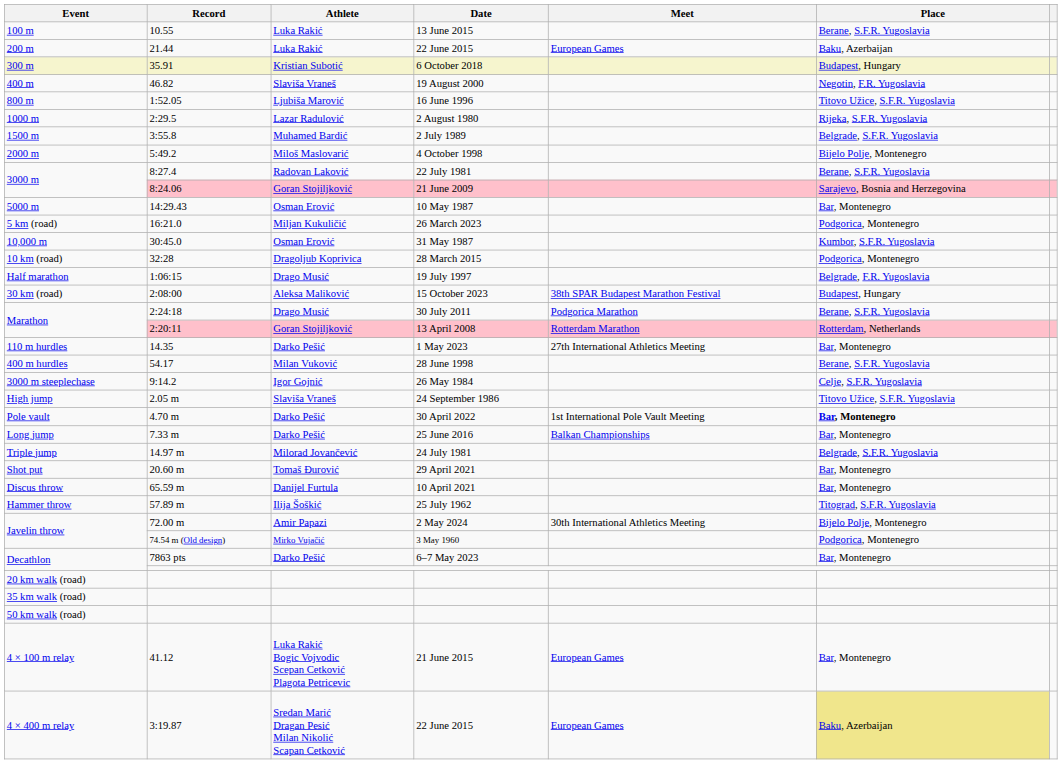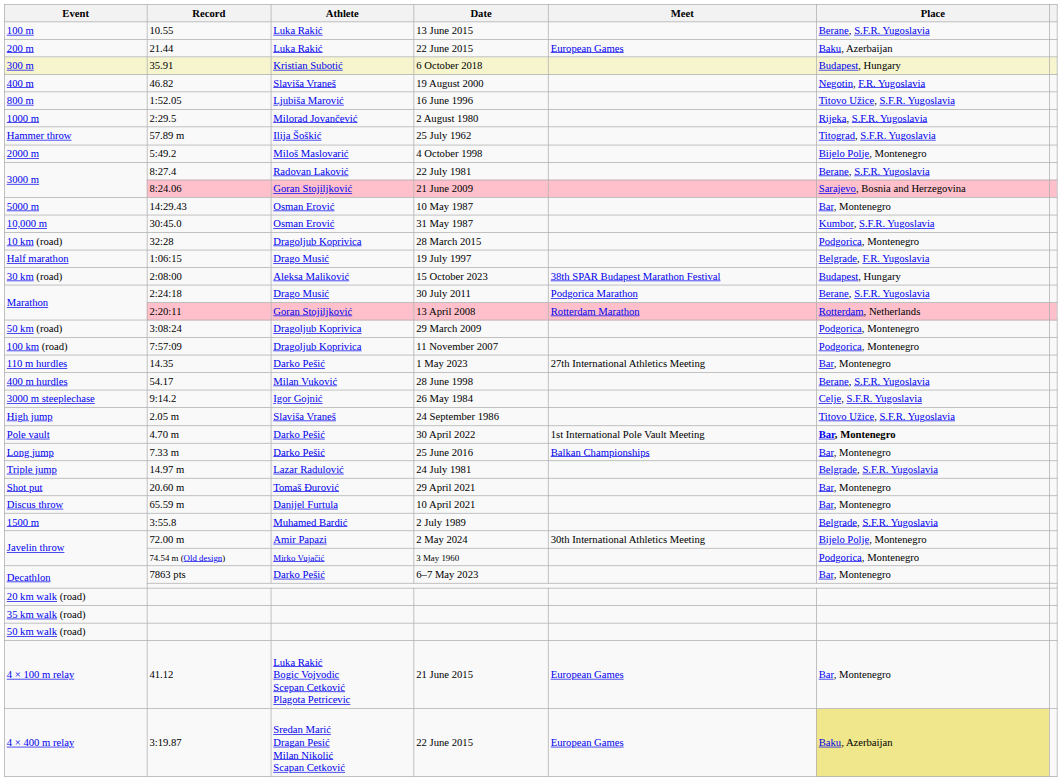(309, 118) Lazar Radulović -> (315, 118) Milorad Jovančević
rows swapped: (23, 136) <-> (39, 504)
- row: (32, 223)
+ row: (35, 329)
+ row: (37, 346)
(315, 452) Milorad Jovančević -> (309, 469) Lazar Radulović
